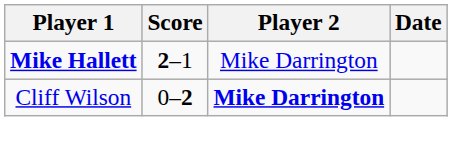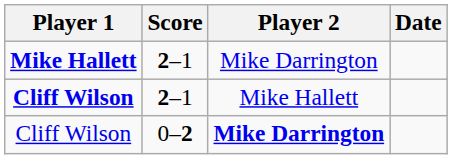+ row: (73, 97)
